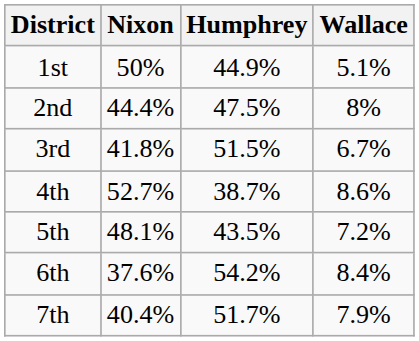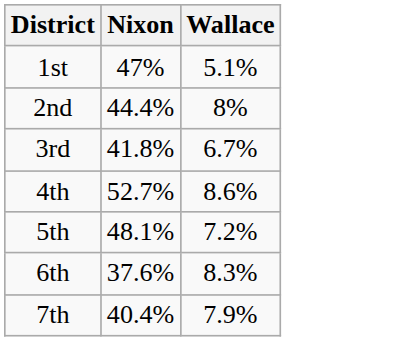- column: (247, 25)
(141, 66) 50% -> (141, 66) 47%
(364, 273) 8.4% -> (230, 273) 8.3%
